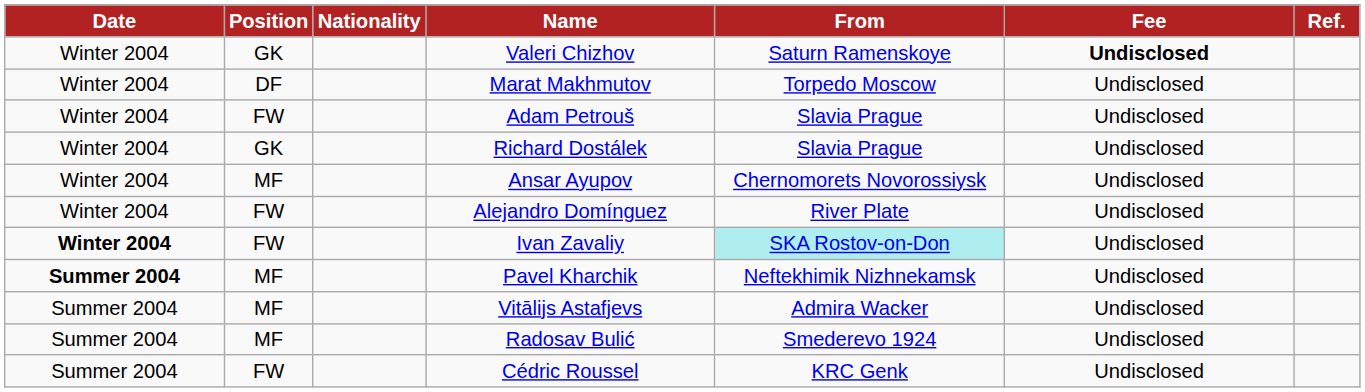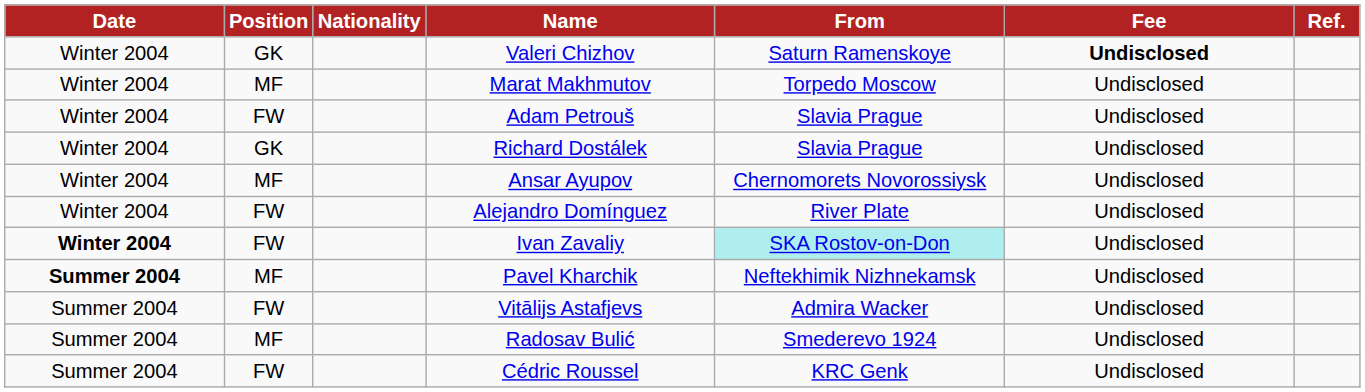(269, 85) DF -> (269, 85) MF
(269, 308) MF -> (269, 308) FW
